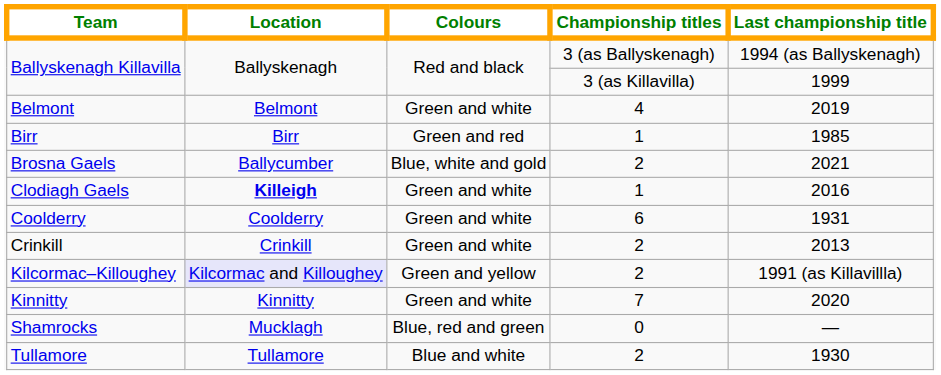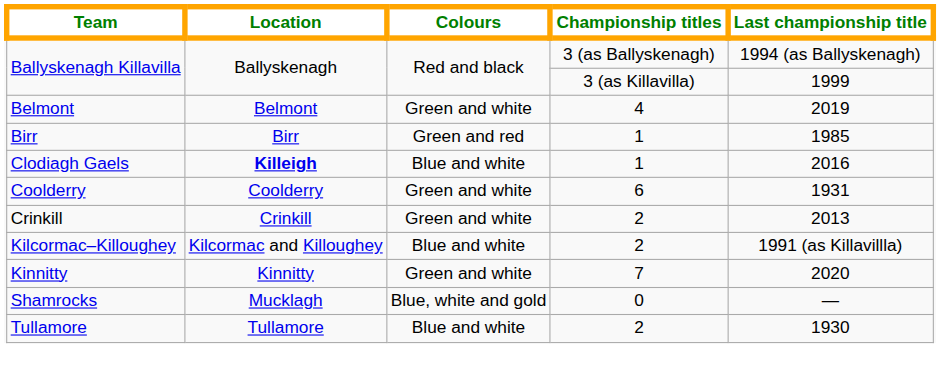- row: (63, 163)
(468, 191) Green and white -> (468, 163) Blue and white
(286, 273) lavender background -> (286, 246) no background
(468, 273) Green and yellow -> (468, 246) Blue and white
(468, 328) Blue, red and green -> (468, 300) Blue, white and gold
